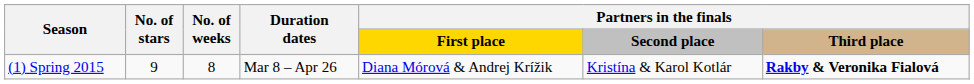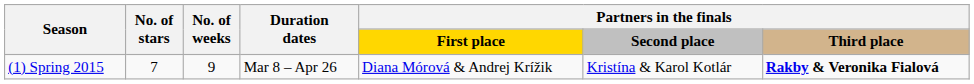(154, 66) 9 -> (154, 66) 7
(211, 66) 8 -> (211, 66) 9
